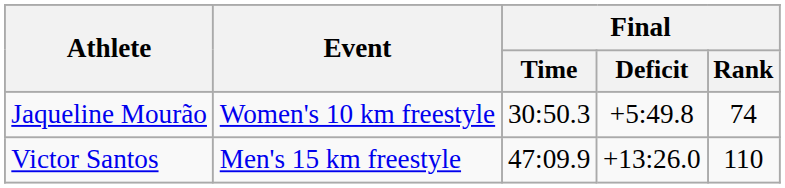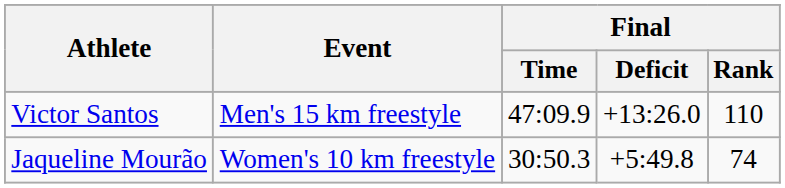rows swapped: (85, 159) <-> (109, 114)
